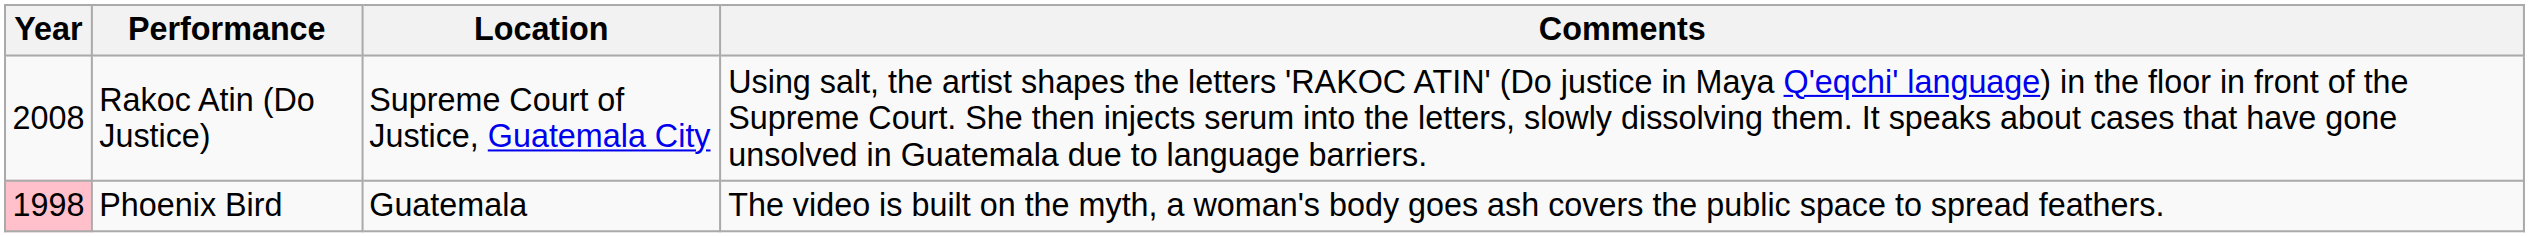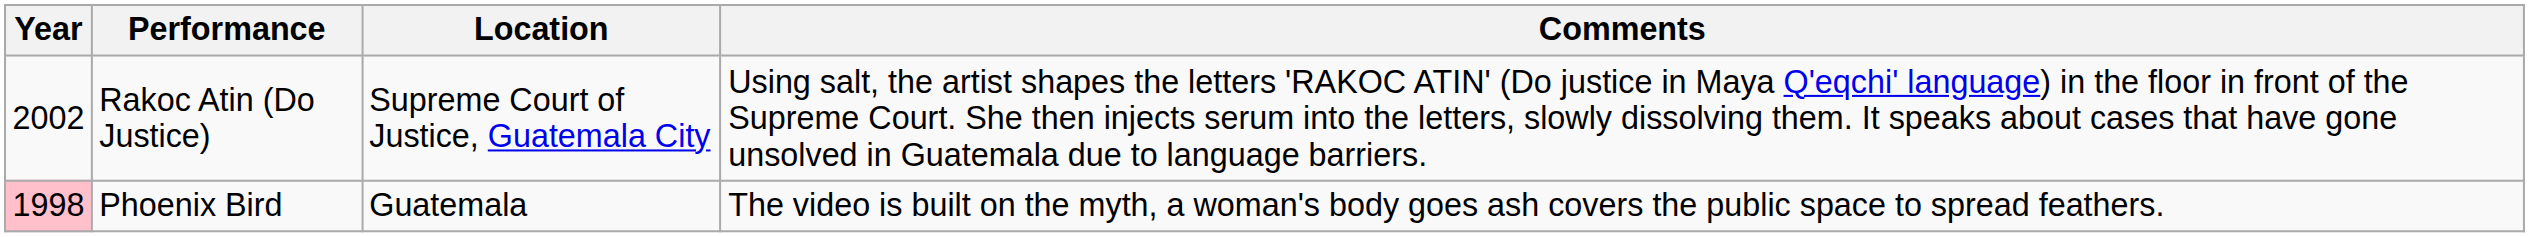(48, 117) 2008 -> (48, 117) 2002
